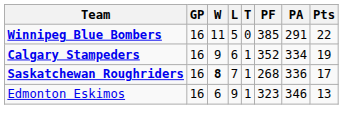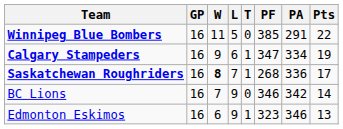(268, 54) 352 -> (268, 54) 347
+ row: (37, 94)
